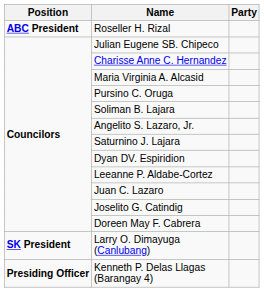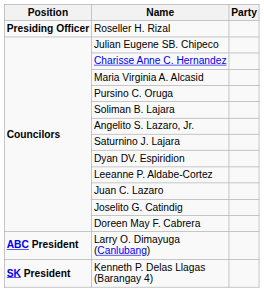(43, 28) ABC President -> (48, 28) Presiding Officer
(39, 245) SK President -> (43, 245) ABC President
(48, 273) Presiding Officer -> (39, 273) SK President
